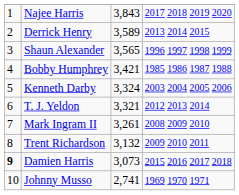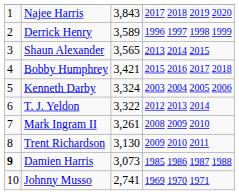(177, 32) 2013 2014 2015 -> (188, 32) 1996 1997 1998 1999
(188, 50) 1996 1997 1998 1999 -> (177, 50) 2013 2014 2015
(188, 69) 1985 1986 1987 1988 -> (188, 69) 2015 2016 2017 2018
(127, 106) 3,321 -> (127, 106) 3,322
(127, 143) 3,132 -> (127, 143) 3,130
(188, 161) 2015 2016 2017 2018 -> (188, 161) 1985 1986 1987 1988
